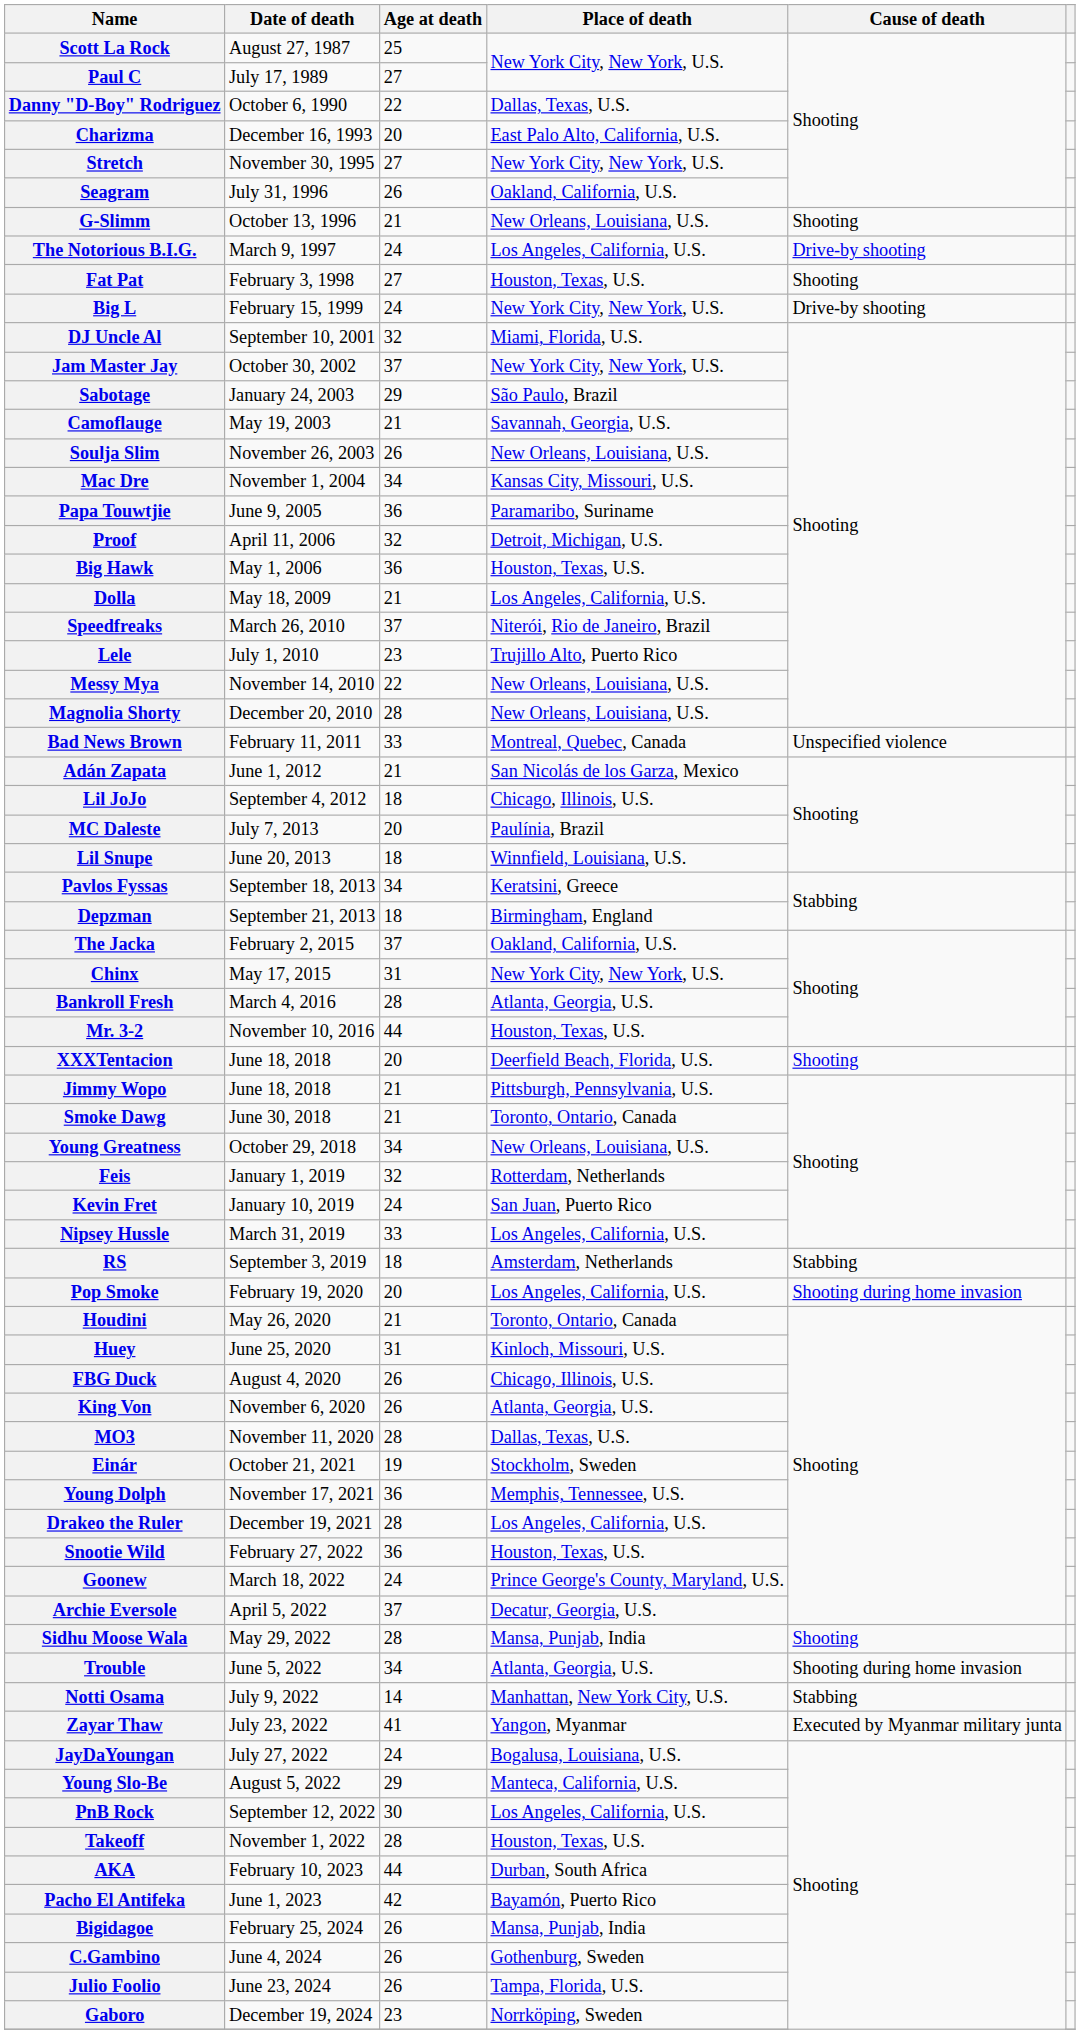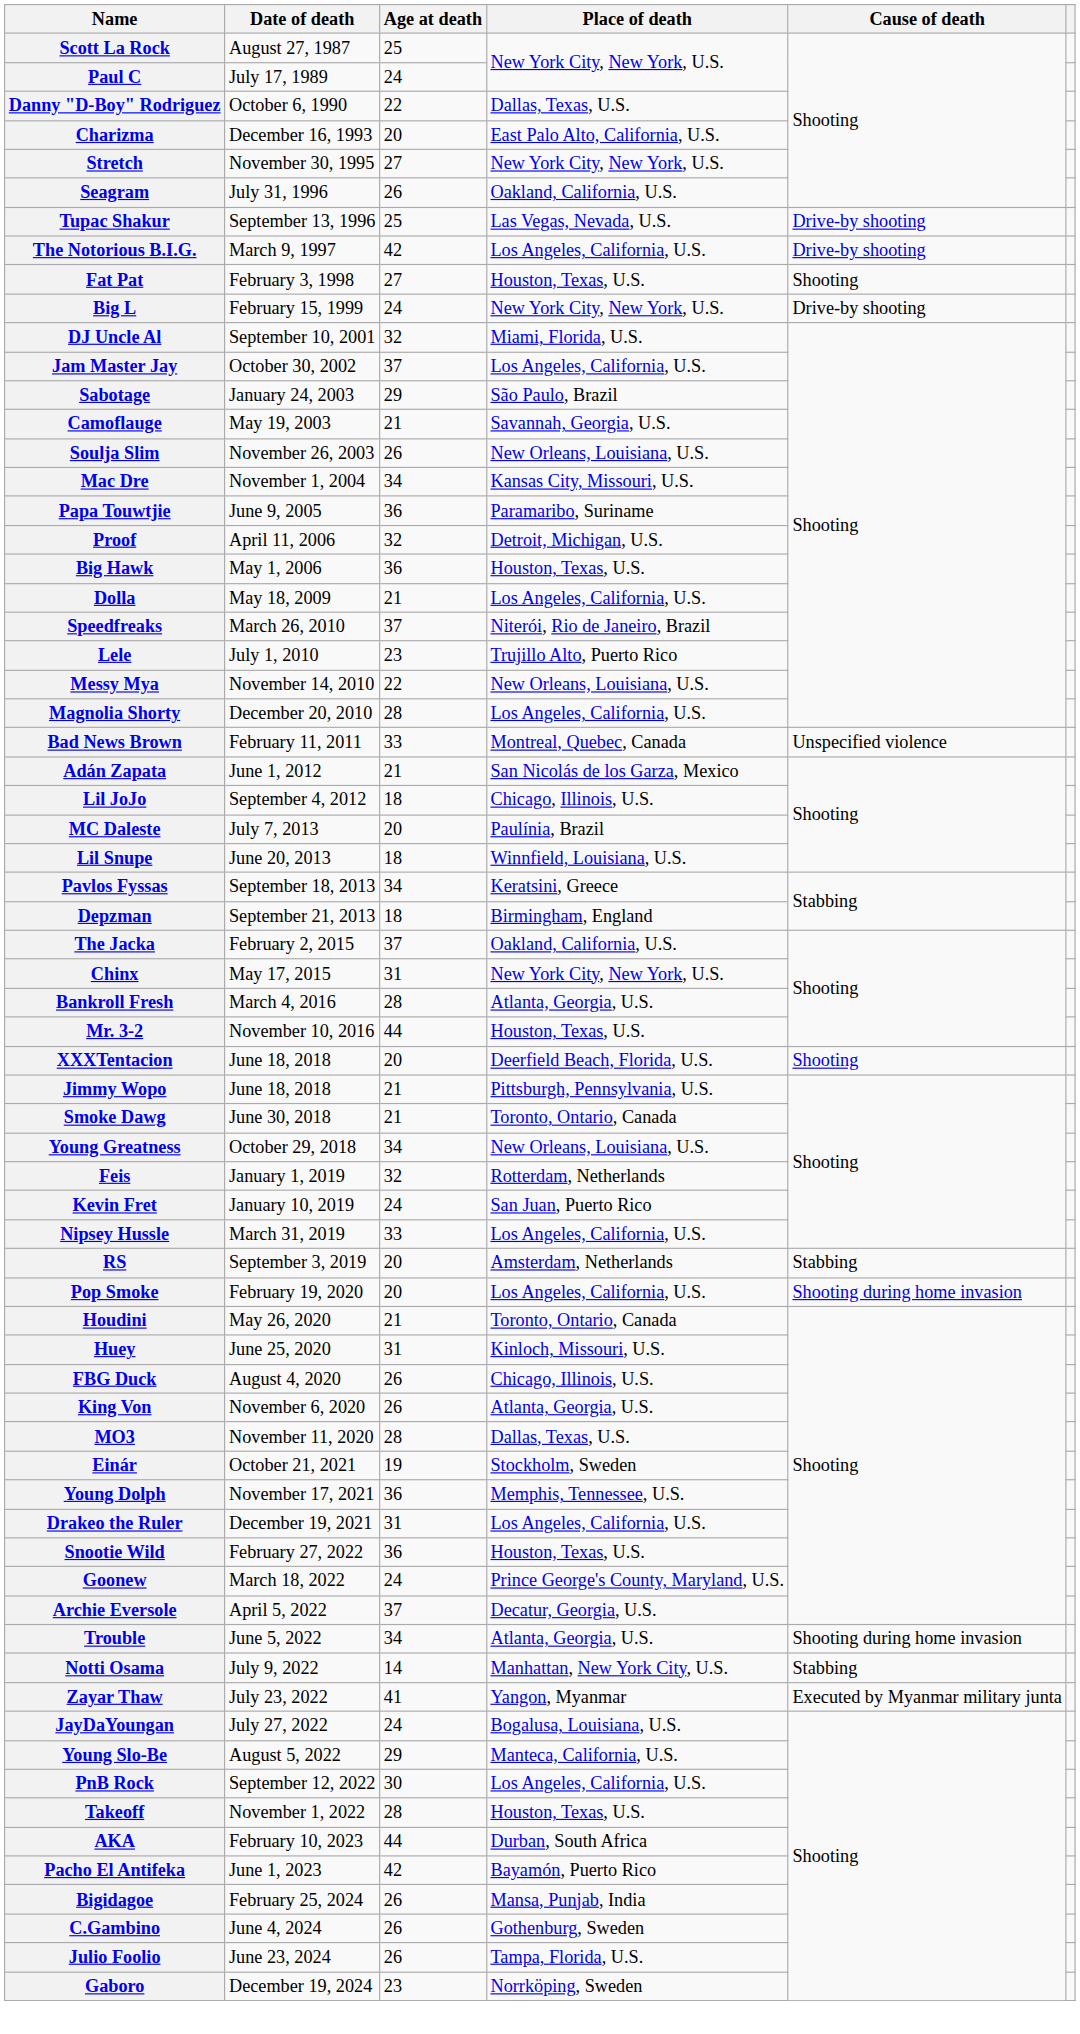(393, 76) 27 -> (393, 76) 24
+ row: (115, 221)
- row: (115, 221)
(393, 250) 24 -> (393, 250) 42
(607, 366) New York City, New York, U.S. -> (598, 366) Los Angeles, California, U.S.
(600, 713) New Orleans, Louisiana, U.S. -> (598, 713) Los Angeles, California, U.S.
(393, 1262) 18 -> (393, 1262) 20
(393, 1523) 28 -> (393, 1523) 31
- row: (115, 1638)
